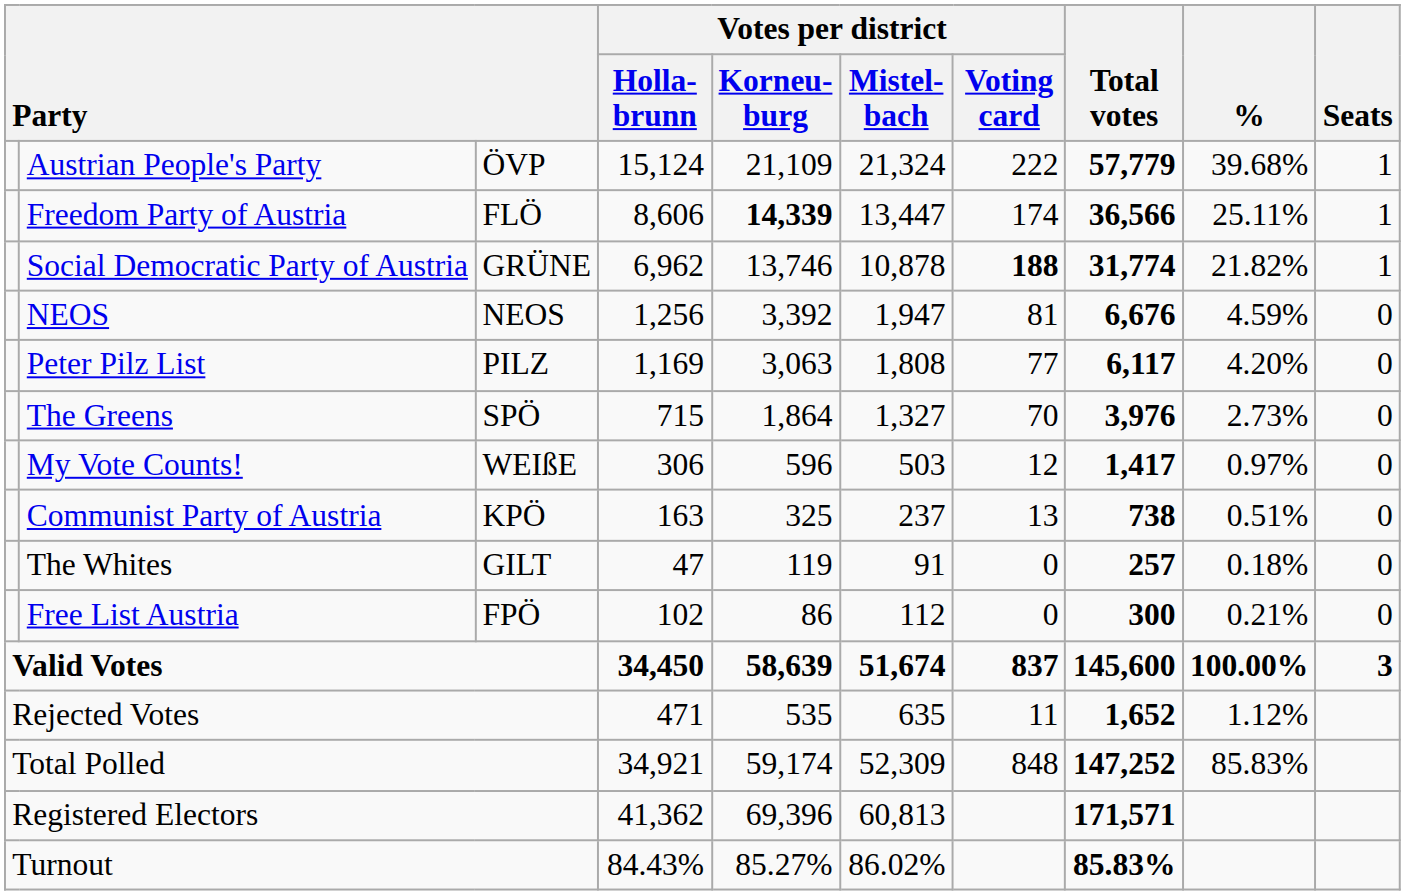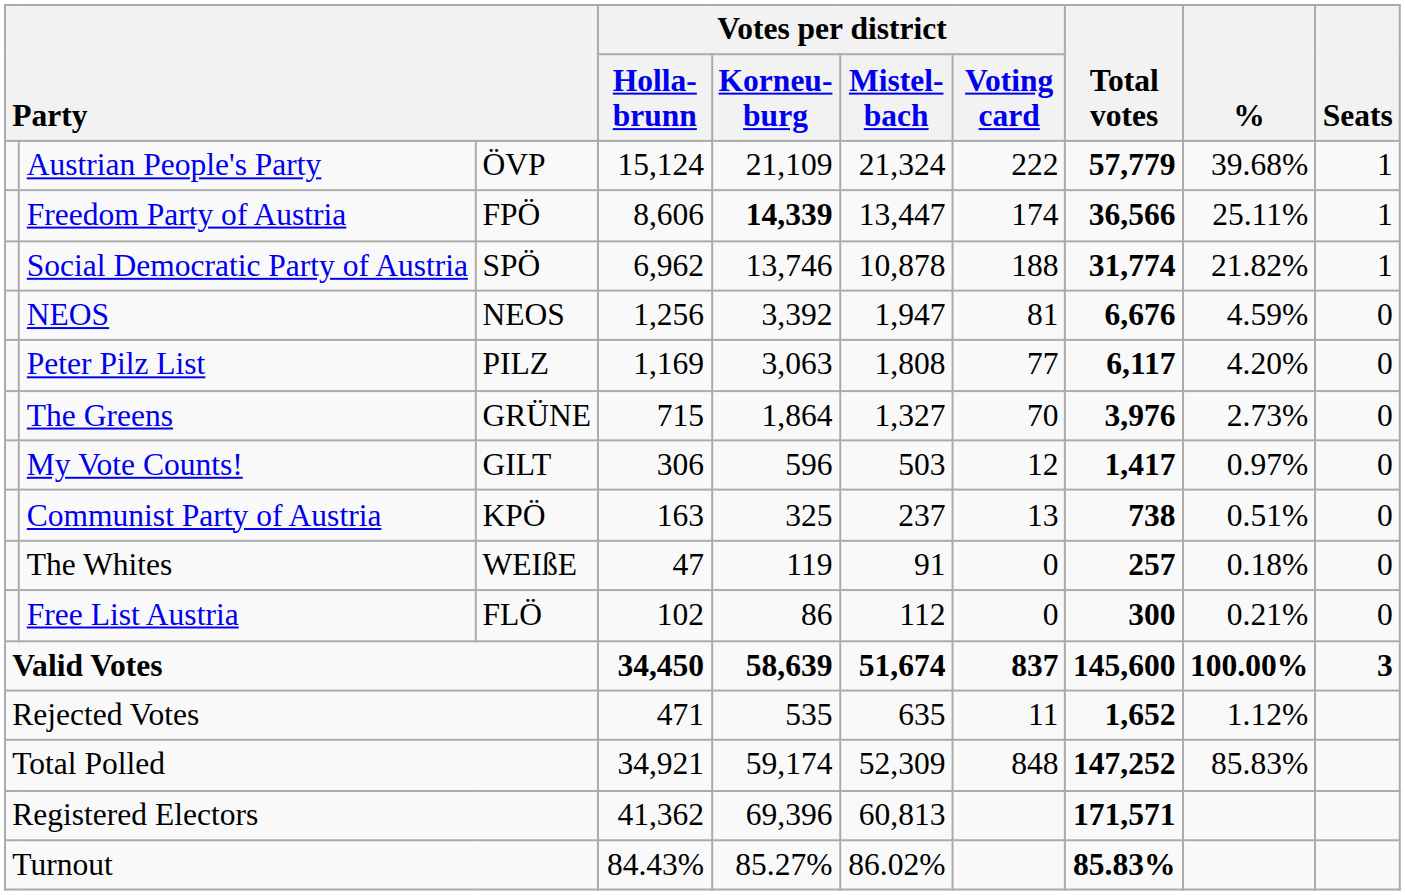(512, 214) FLÖ -> (511, 214) FPÖ
(537, 264) GRÜNE -> (511, 264) SPÖ
(1035, 264) bold -> (1035, 264) normal
(511, 414) SPÖ -> (537, 414) GRÜNE
(530, 464) WEIßE -> (517, 464) GILT
(517, 564) GILT -> (530, 564) WEIßE
(511, 614) FPÖ -> (512, 614) FLÖ
